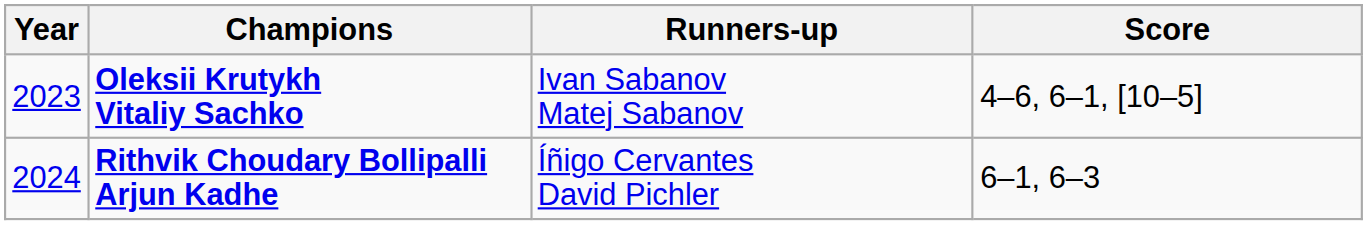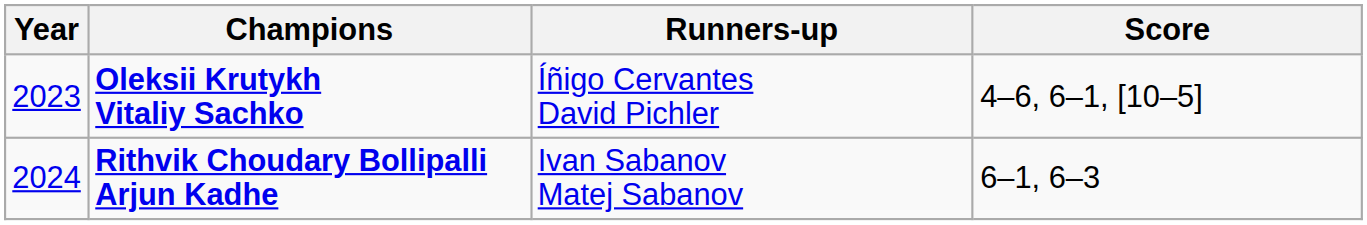(640, 96) Ivan Sabanov Matej Sabanov -> (646, 96) Íñigo Cervantes David Pichler
(646, 179) Íñigo Cervantes David Pichler -> (640, 179) Ivan Sabanov Matej Sabanov
